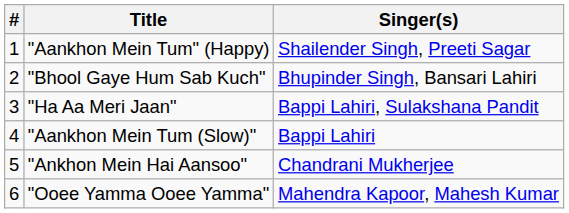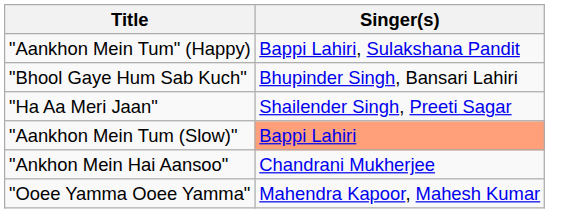- column: (14, 19)
(404, 48) Shailender Singh, Preeti Sagar -> (390, 48) Bappi Lahiri, Sulakshana Pandit
(408, 107) Bappi Lahiri, Sulakshana Pandit -> (385, 107) Shailender Singh, Preeti Sagar
(327, 136) no background -> (308, 136) lightsalmon background
